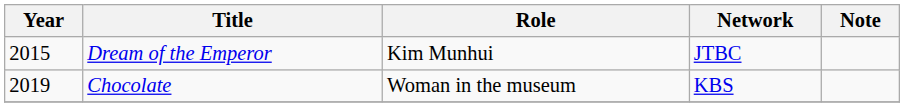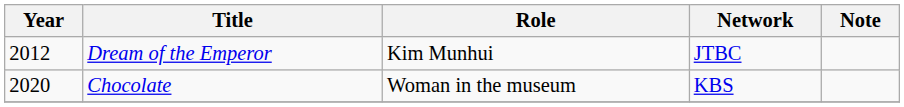(30, 53) 2015 -> (30, 53) 2012
(30, 85) 2019 -> (30, 85) 2020
